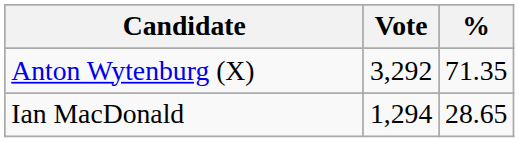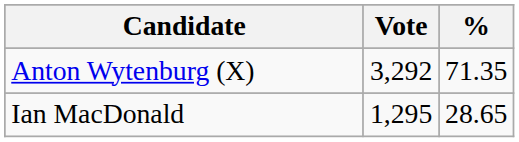(401, 114) 1,294 -> (401, 114) 1,295
